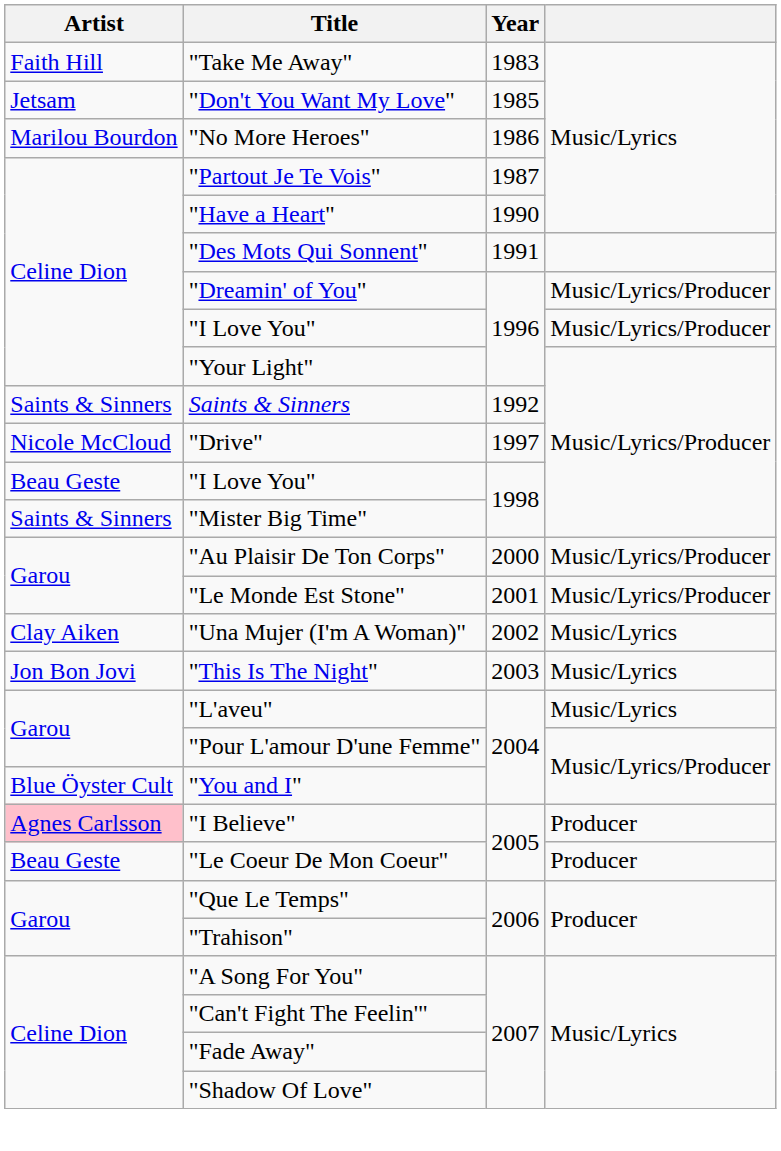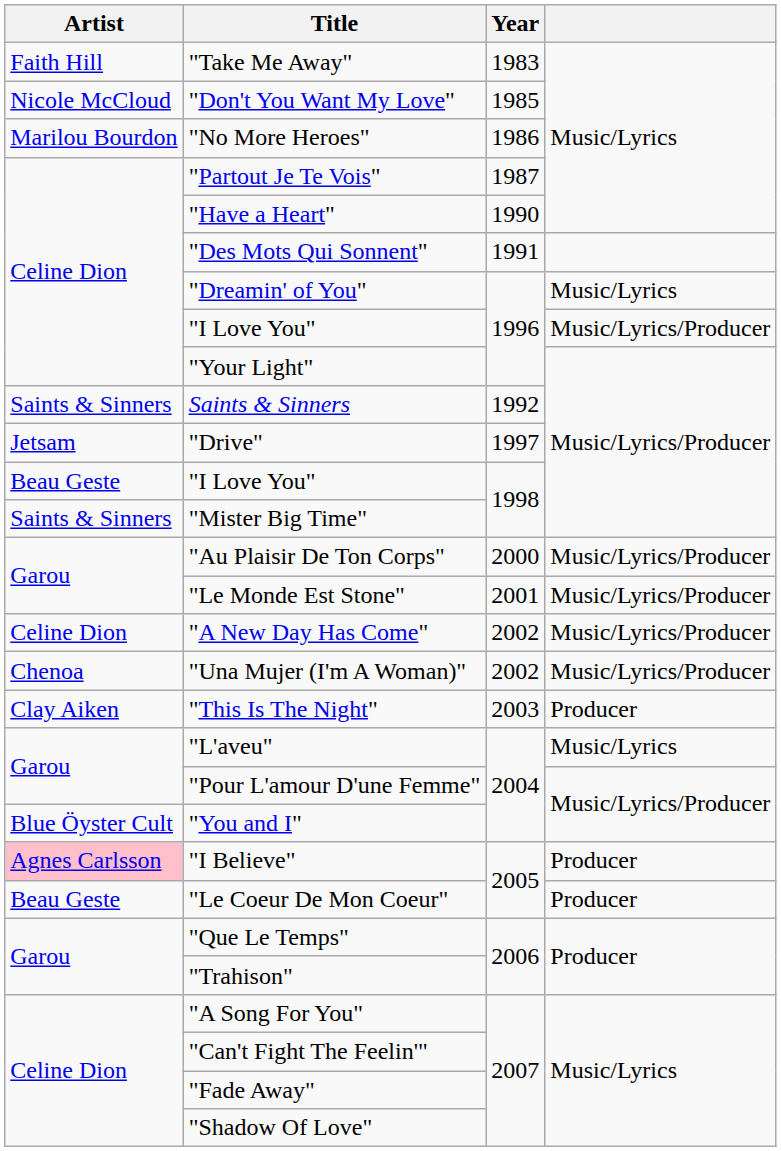(43, 99) Jetsam -> (91, 99) Nicole McCloud
(660, 289) Music/Lyrics/Producer -> (614, 289) Music/Lyrics
(91, 442) Nicole McCloud -> (43, 442) Jetsam
+ row: (308, 632)
(65, 632) Clay Aiken -> (47, 670) Chenoa
(614, 632) Music/Lyrics -> (660, 670) Music/Lyrics/Producer
(73, 670) Jon Bon Jovi -> (65, 708) Clay Aiken
(614, 670) Music/Lyrics -> (594, 708) Producer
